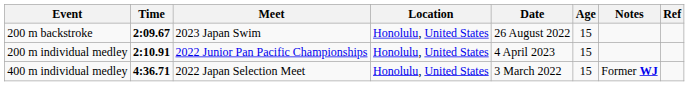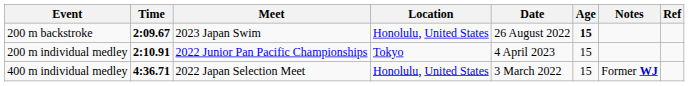(586, 33) normal -> (586, 33) bold
(431, 52) Honolulu, United States -> (388, 52) Tokyo
